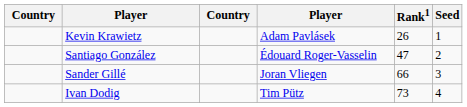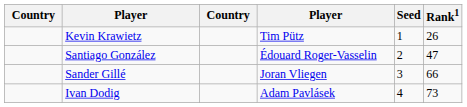columns swapped: (413, 15) <-> (447, 15)
(297, 36) Adam Pavlásek -> (282, 36) Tim Pütz
(282, 93) Tim Pütz -> (297, 93) Adam Pavlásek
